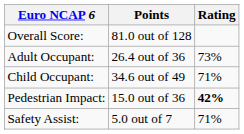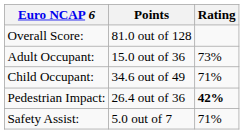(148, 56) 26.4 out of 36 -> (148, 56) 15.0 out of 36
(148, 98) 15.0 out of 36 -> (148, 98) 26.4 out of 36
